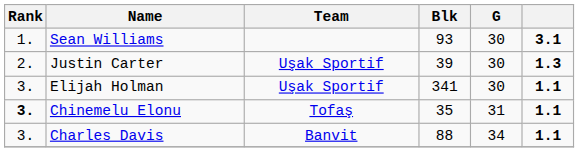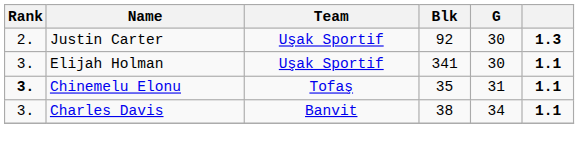- row: (107, 40)
(445, 64) 39 -> (445, 40) 92
(445, 135) 88 -> (445, 111) 38
